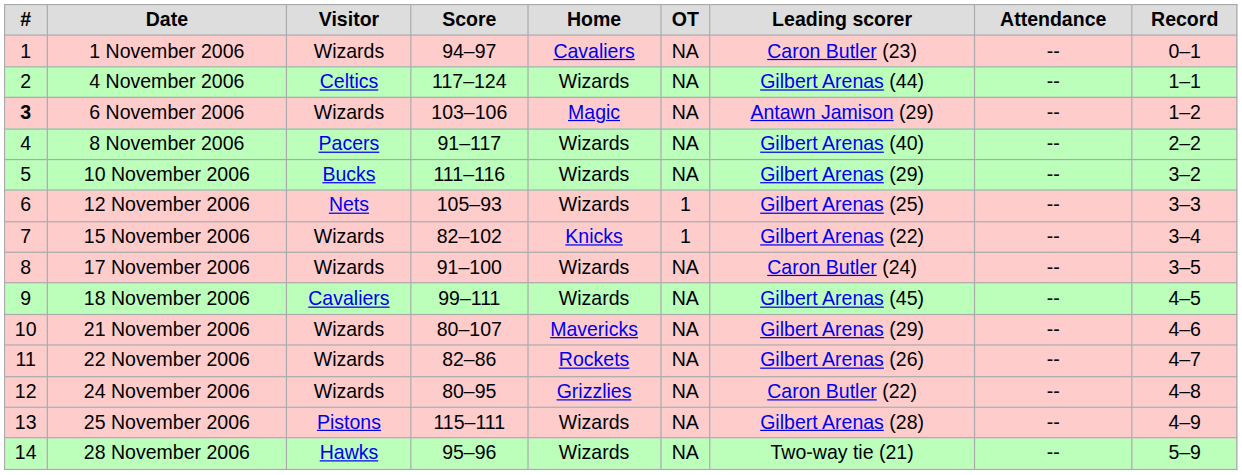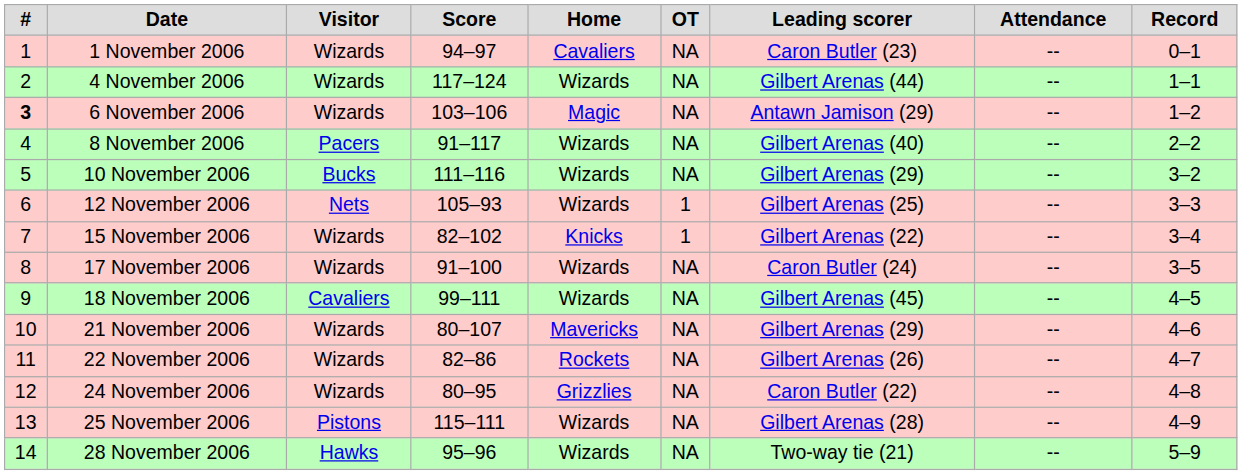(349, 81) Celtics -> (349, 81) Wizards
